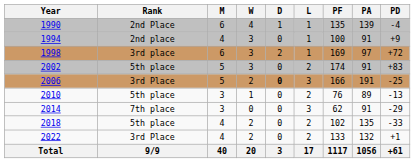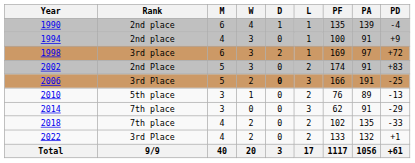(152, 25) 2nd Place -> (152, 25) 2nd place
(152, 67) 5th place -> (152, 67) 2nd Place
(152, 123) 5th place -> (152, 123) 7th place
